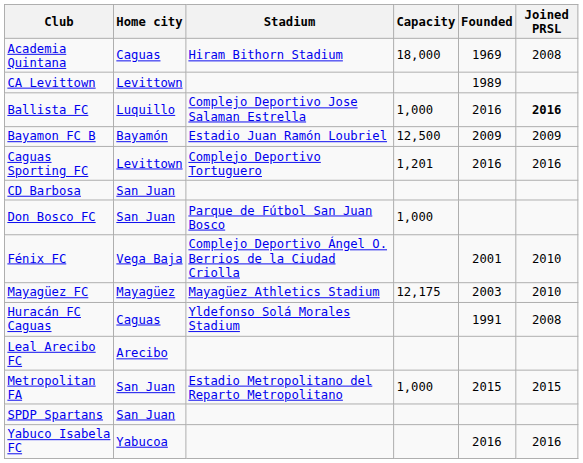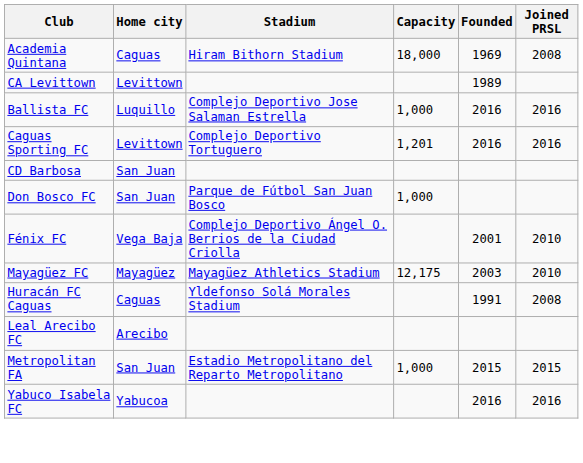(547, 109) bold -> (547, 109) normal
- row: (52, 136)
- row: (55, 414)
